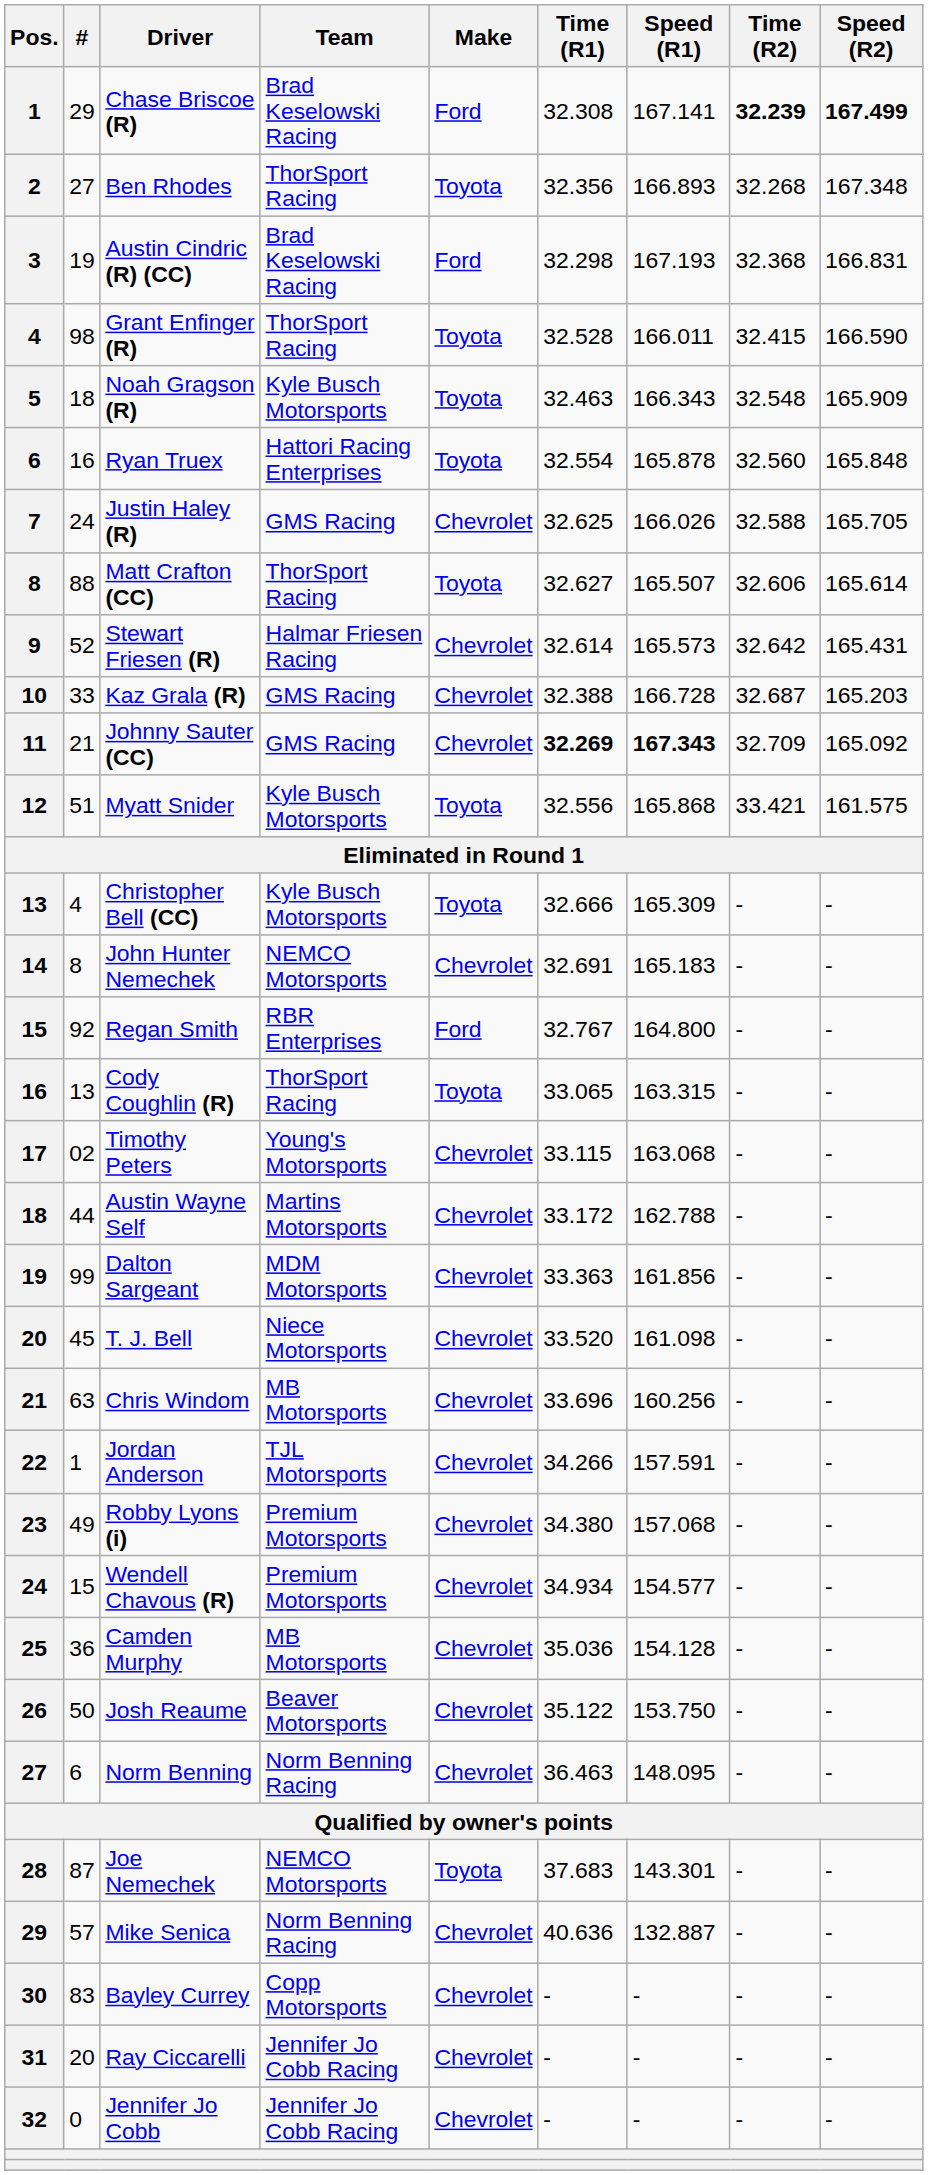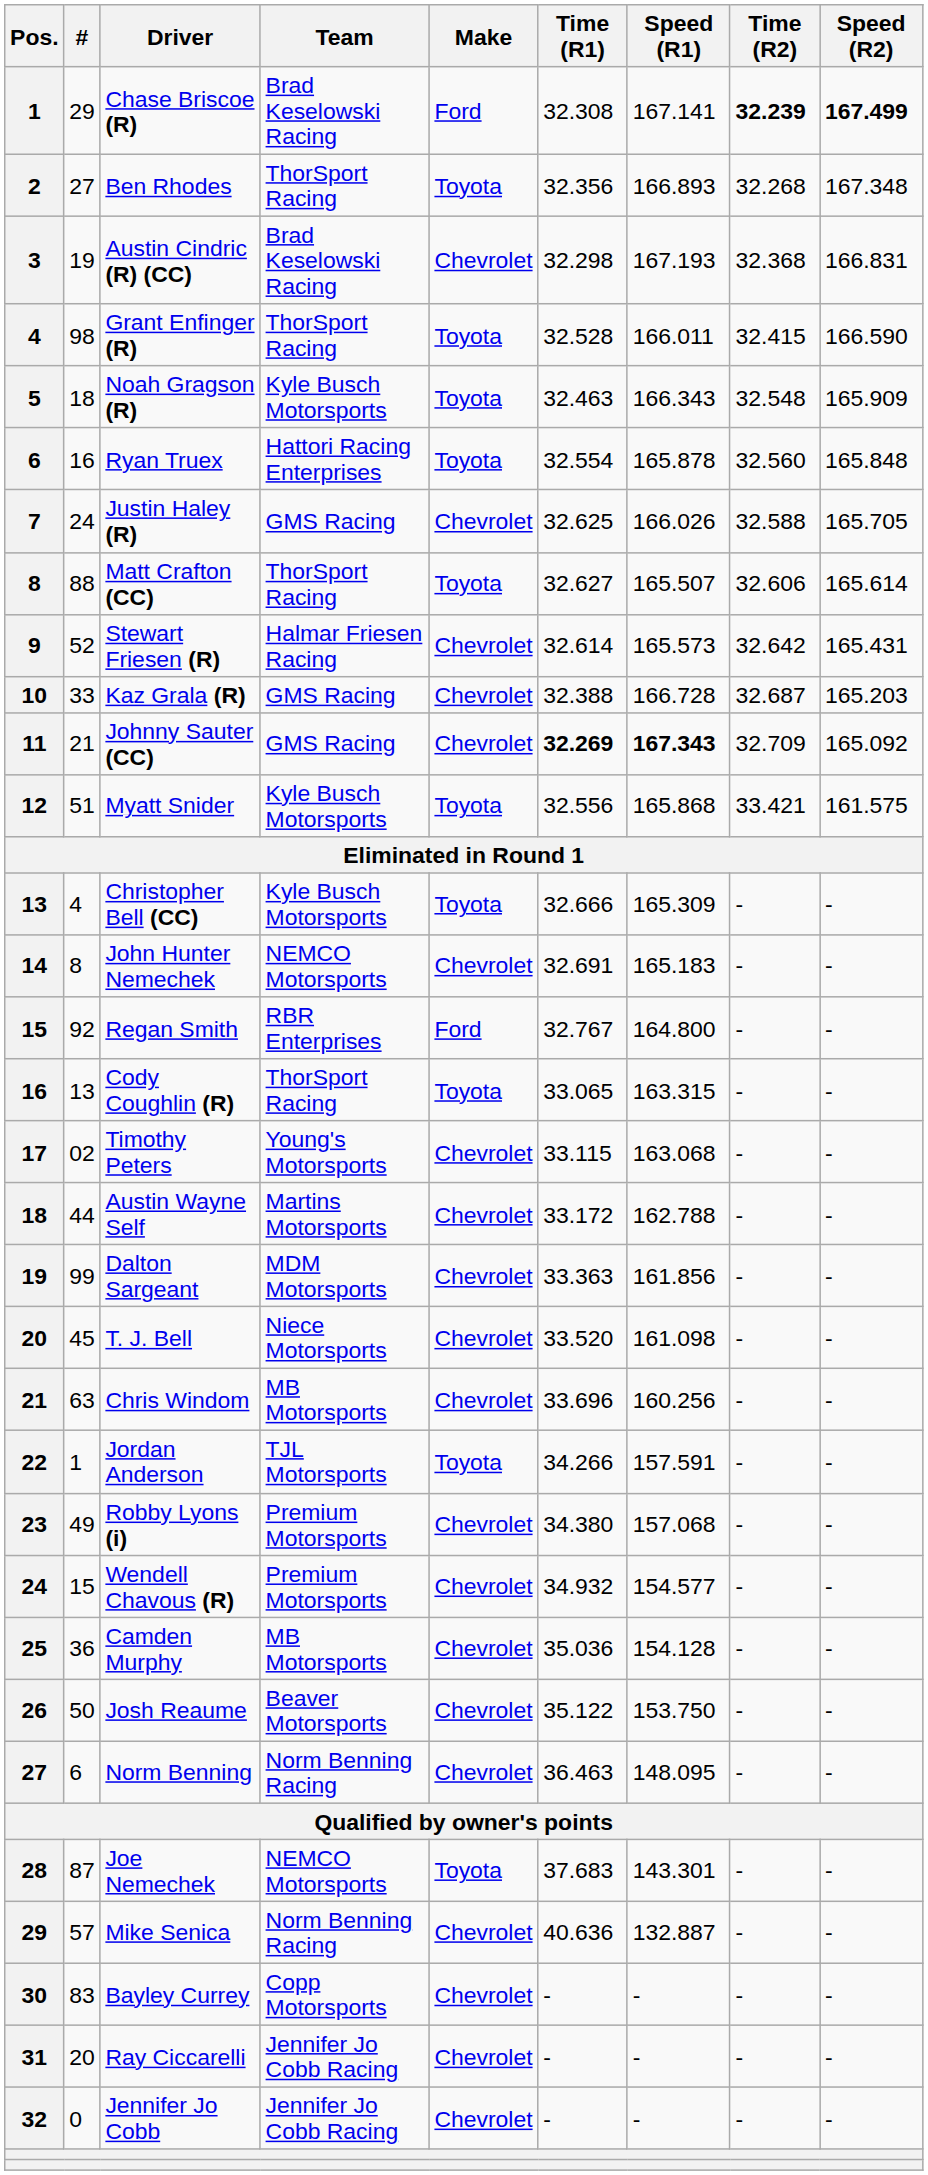(458, 260) Ford -> (483, 260) Chevrolet
(483, 1462) Chevrolet -> (468, 1462) Toyota
(578, 1586) 34.934 -> (578, 1586) 34.932
